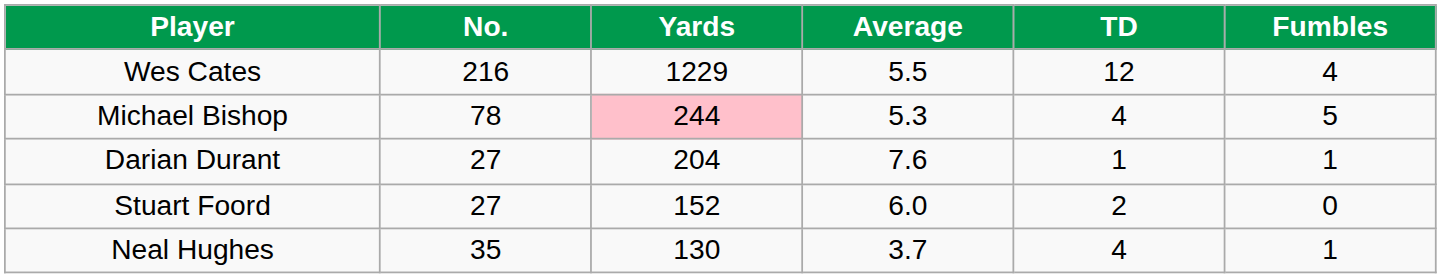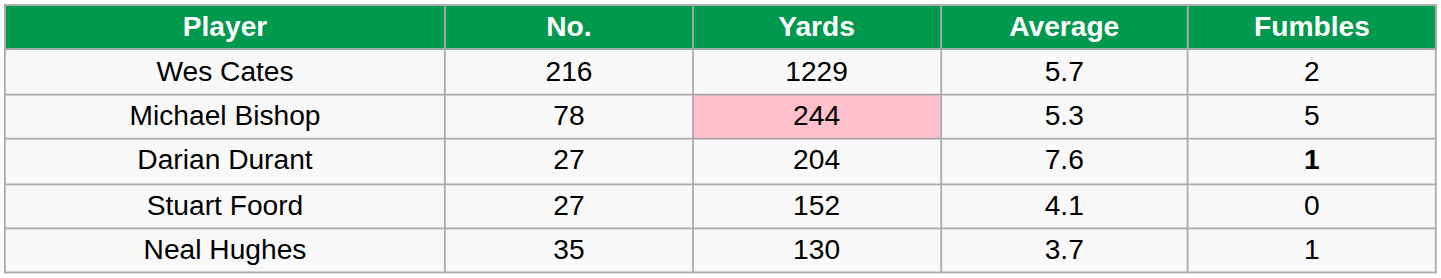- column: (1119, 26)
(908, 71) 5.5 -> (1064, 71) 5.7
(1330, 71) 4 -> (1312, 71) 2
(1330, 160) normal -> (1312, 160) bold
(908, 205) 6.0 -> (1064, 205) 4.1
